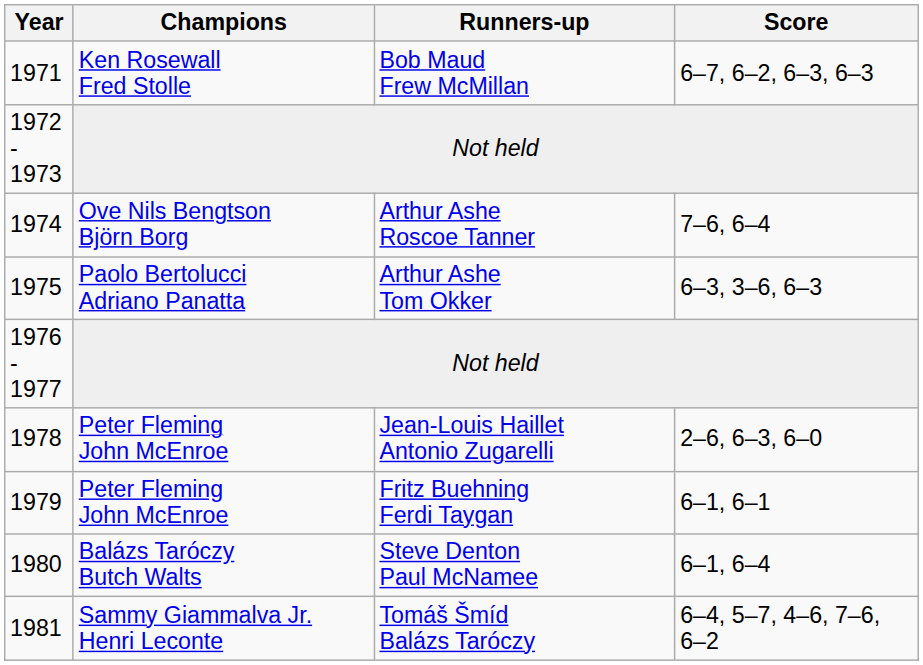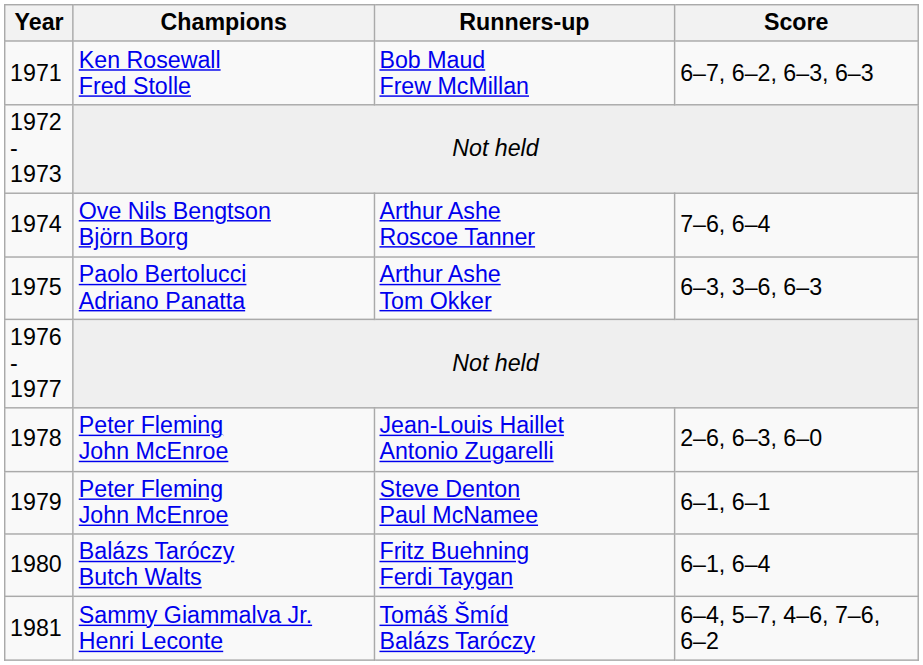(454, 502) Fritz Buehning Ferdi Taygan -> (459, 502) Steve Denton Paul McNamee
(459, 565) Steve Denton Paul McNamee -> (454, 565) Fritz Buehning Ferdi Taygan
